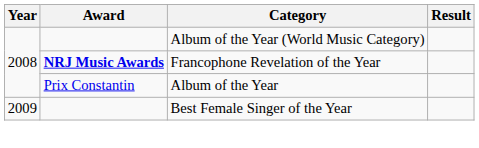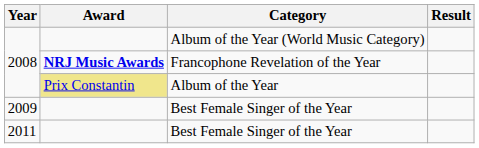(89, 85) no background -> (89, 85) khaki background
+ row: (22, 131)
